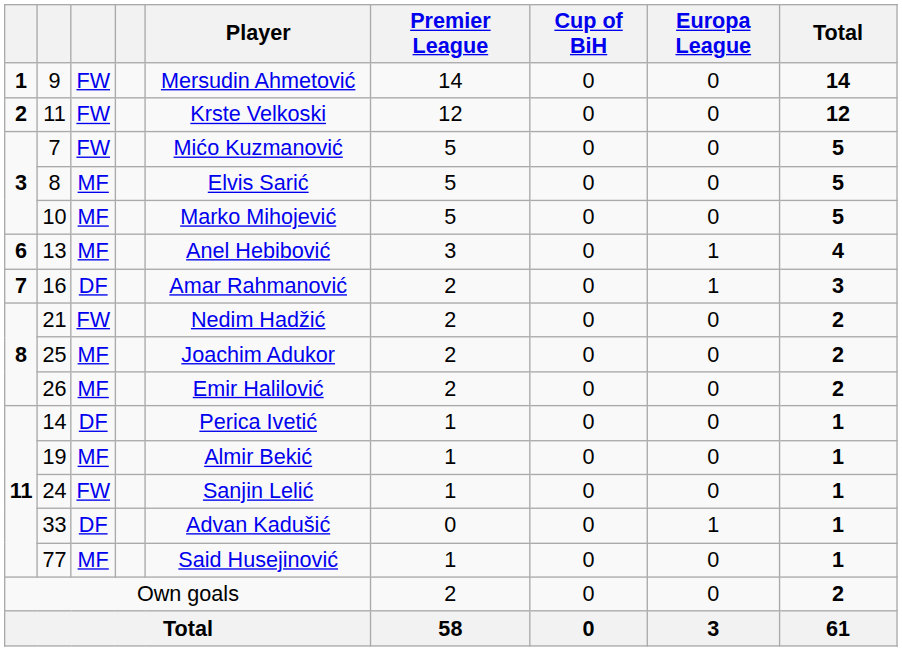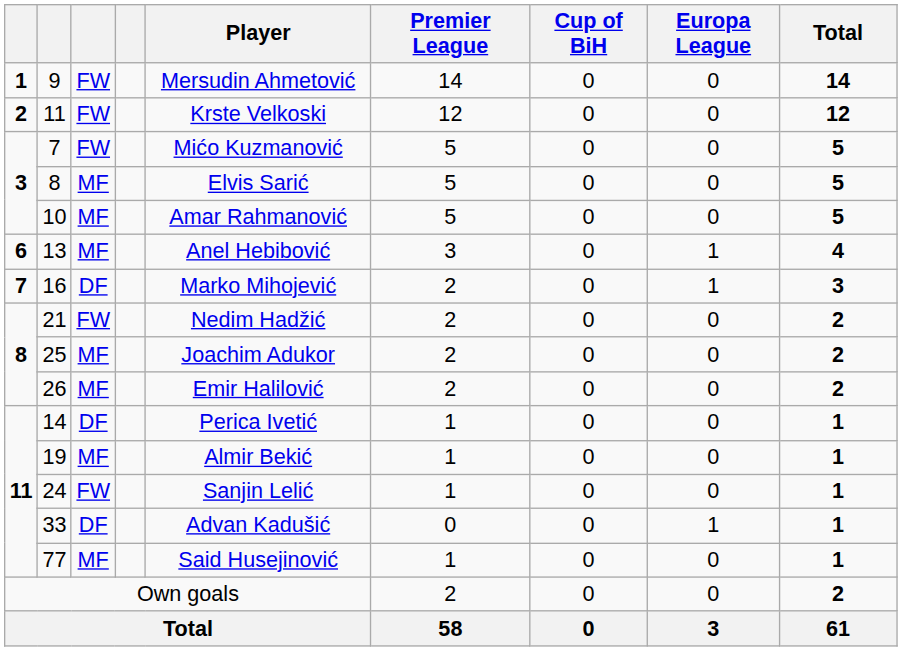(258, 217) Marko Mihojević -> (258, 217) Amar Rahmanović
(258, 285) Amar Rahmanović -> (258, 285) Marko Mihojević
